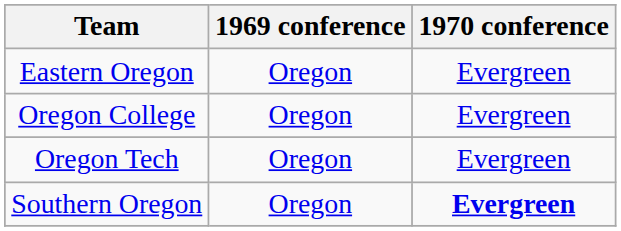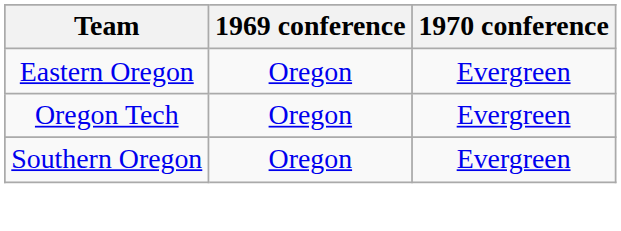- row: (107, 114)
(514, 203) bold -> (514, 159) normal
